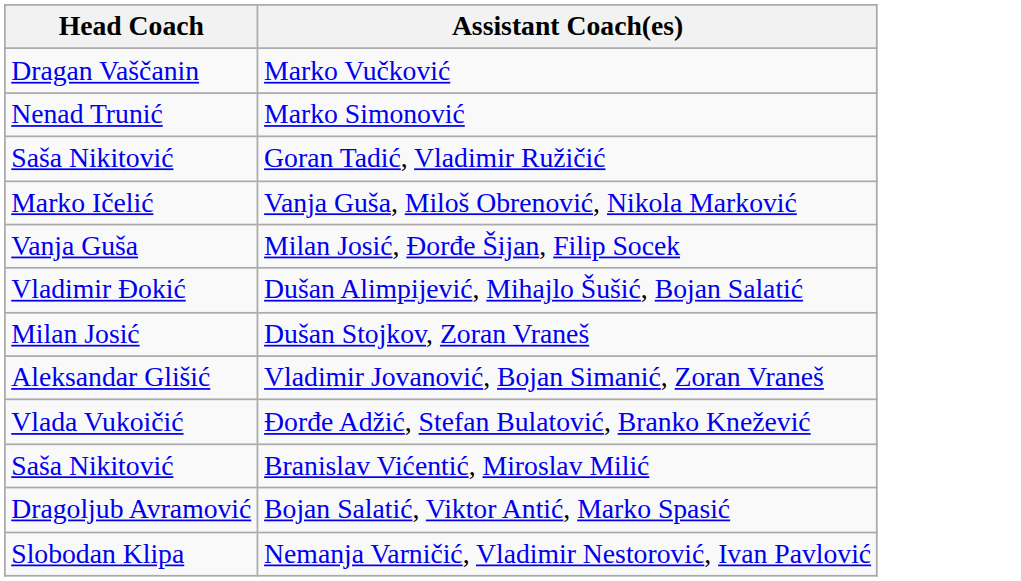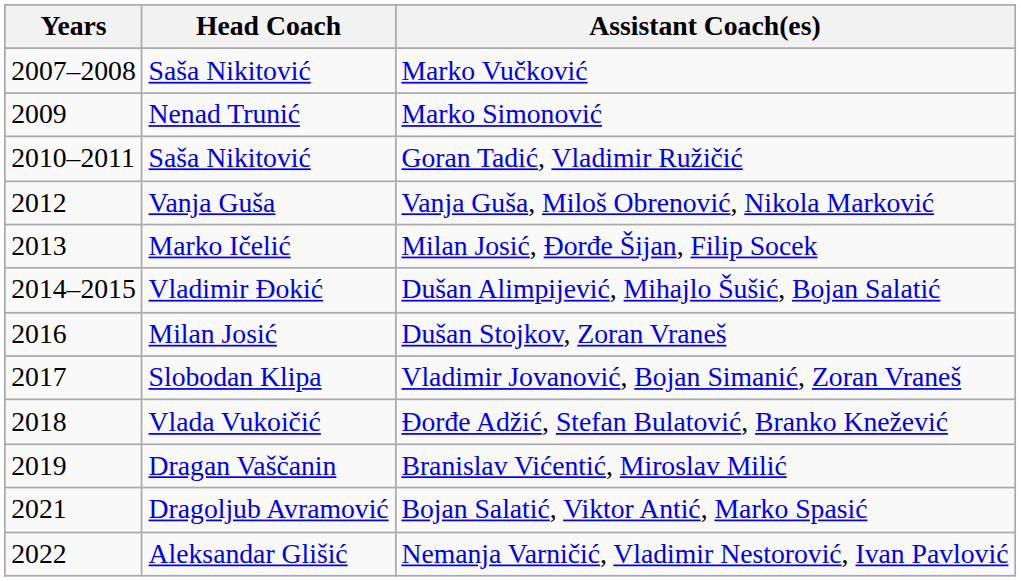+ column: (74, 26)
(105, 70) Dragan Vaščanin -> (230, 70) Saša Nikitović
(82, 202) Marko Ičelić -> (212, 202) Vanja Guša
(75, 245) Vanja Guša -> (220, 245) Marko Ičelić
(111, 377) Aleksandar Glišić -> (235, 377) Slobodan Klipa
(92, 465) Saša Nikitović -> (242, 465) Dragan Vaščanin
(98, 553) Slobodan Klipa -> (248, 553) Aleksandar Glišić
